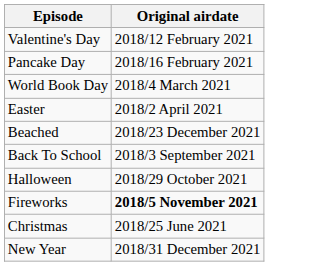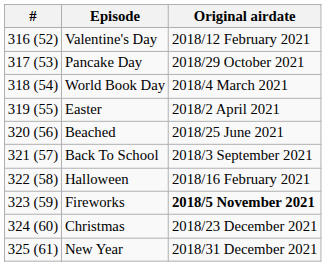+ column: (33, 16)
(184, 62) 2018/16 February 2021 -> (238, 62) 2018/29 October 2021
(188, 132) 2018/23 December 2021 -> (228, 132) 2018/25 June 2021
(181, 179) 2018/29 October 2021 -> (241, 179) 2018/16 February 2021
(171, 226) 2018/25 June 2021 -> (245, 226) 2018/23 December 2021
